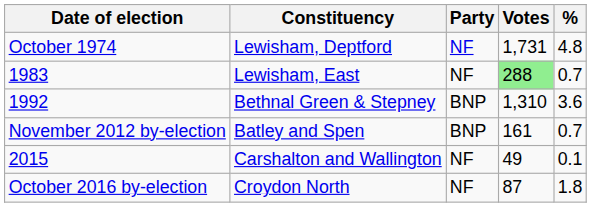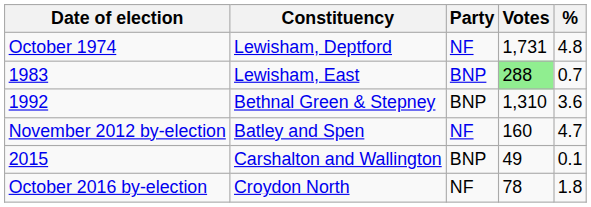(462, 74) NF -> (468, 74) BNP
(468, 131) BNP -> (462, 131) NF
(517, 131) 161 -> (517, 131) 160
(570, 131) 0.7 -> (570, 131) 4.7
(462, 159) NF -> (468, 159) BNP
(512, 187) 87 -> (512, 187) 78
